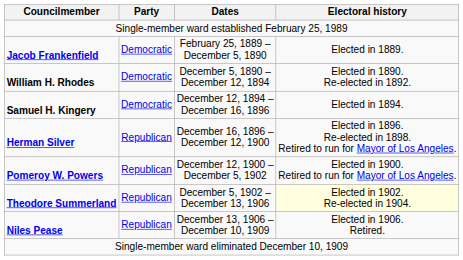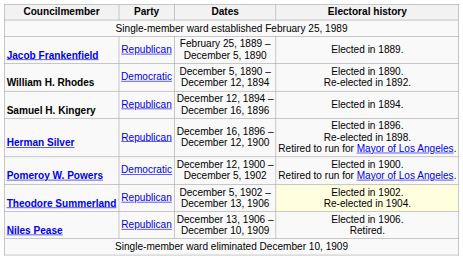(147, 50) Democratic -> (147, 50) Republican
(147, 104) Democratic -> (147, 104) Republican
(147, 170) Republican -> (147, 170) Democratic
